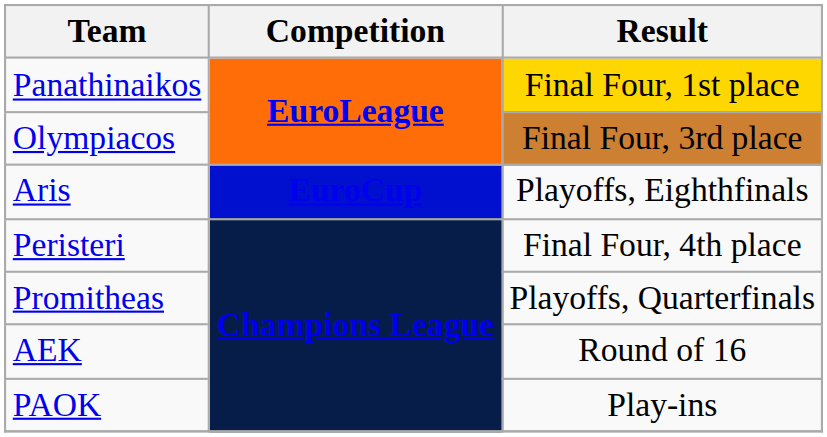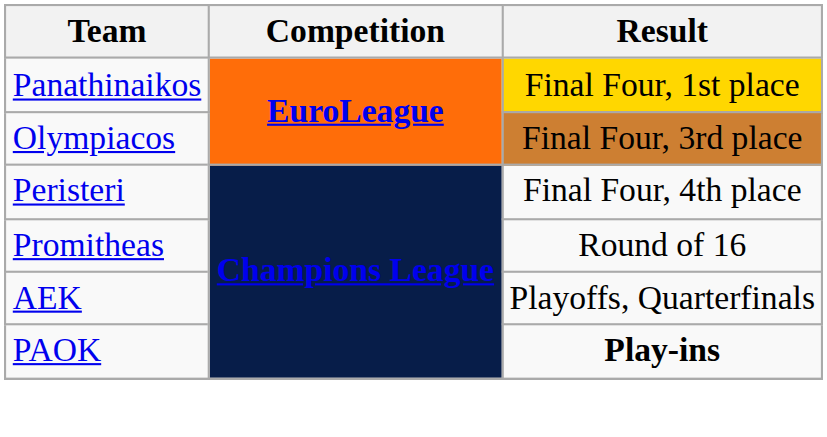- row: (42, 191)
(662, 297) Playoffs, Quarterfinals -> (662, 244) Round of 16
(662, 350) Round of 16 -> (662, 297) Playoffs, Quarterfinals
(662, 404) normal -> (662, 350) bold
